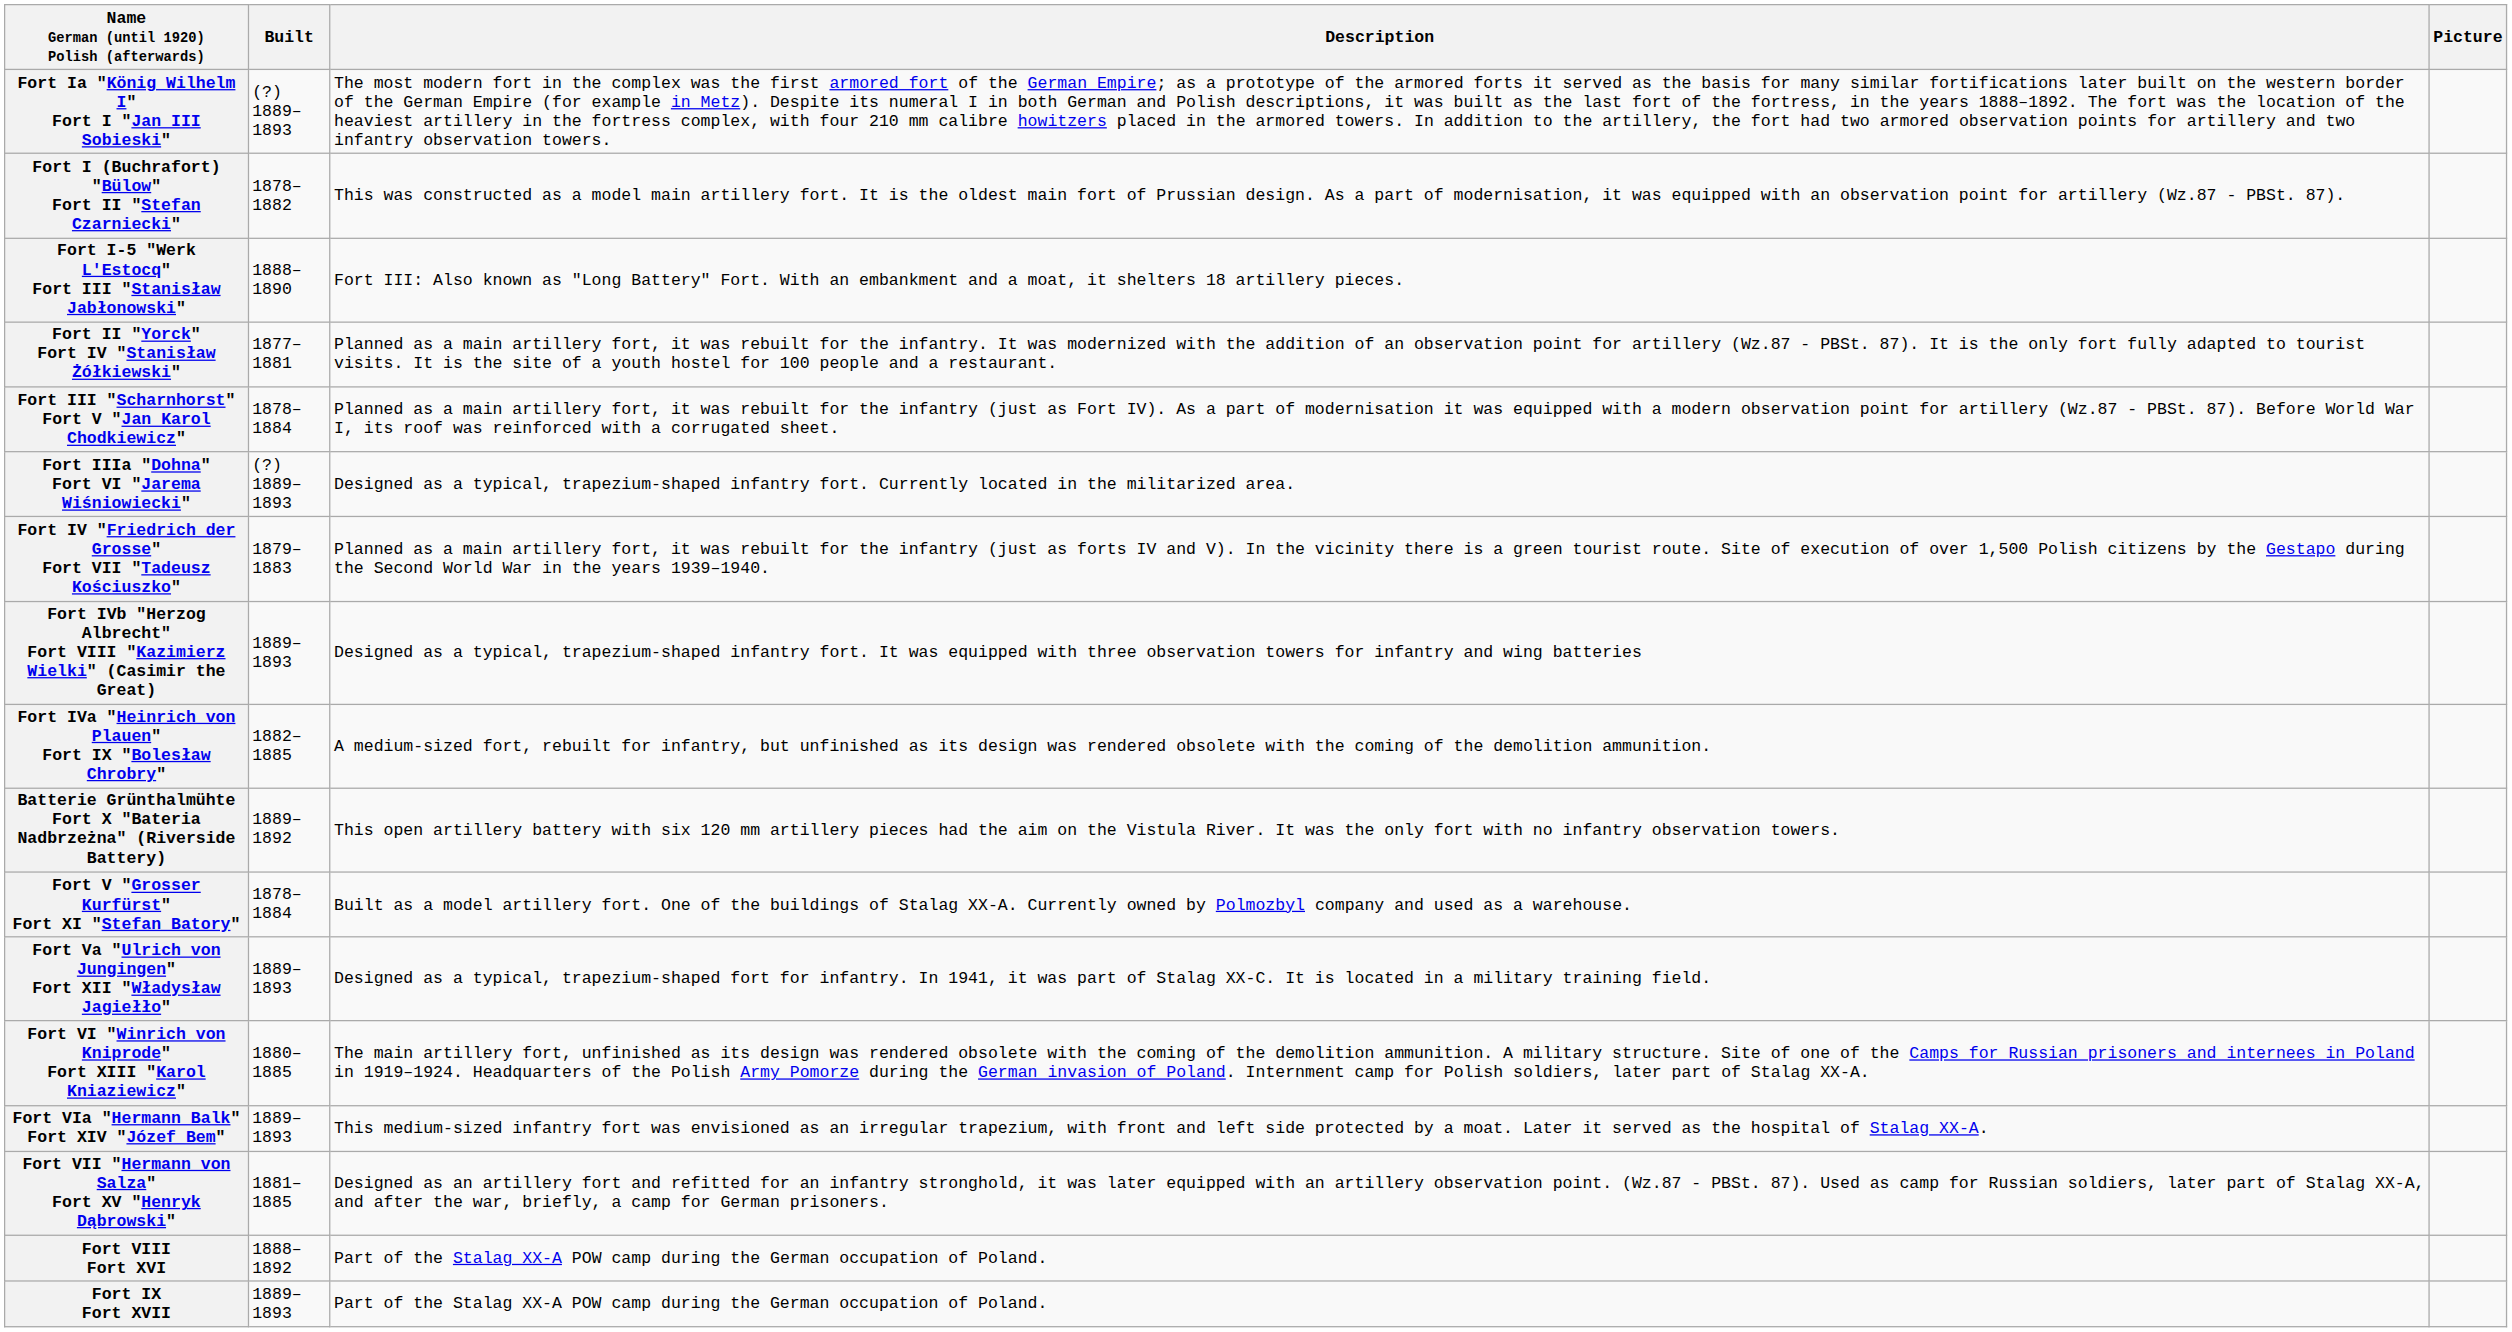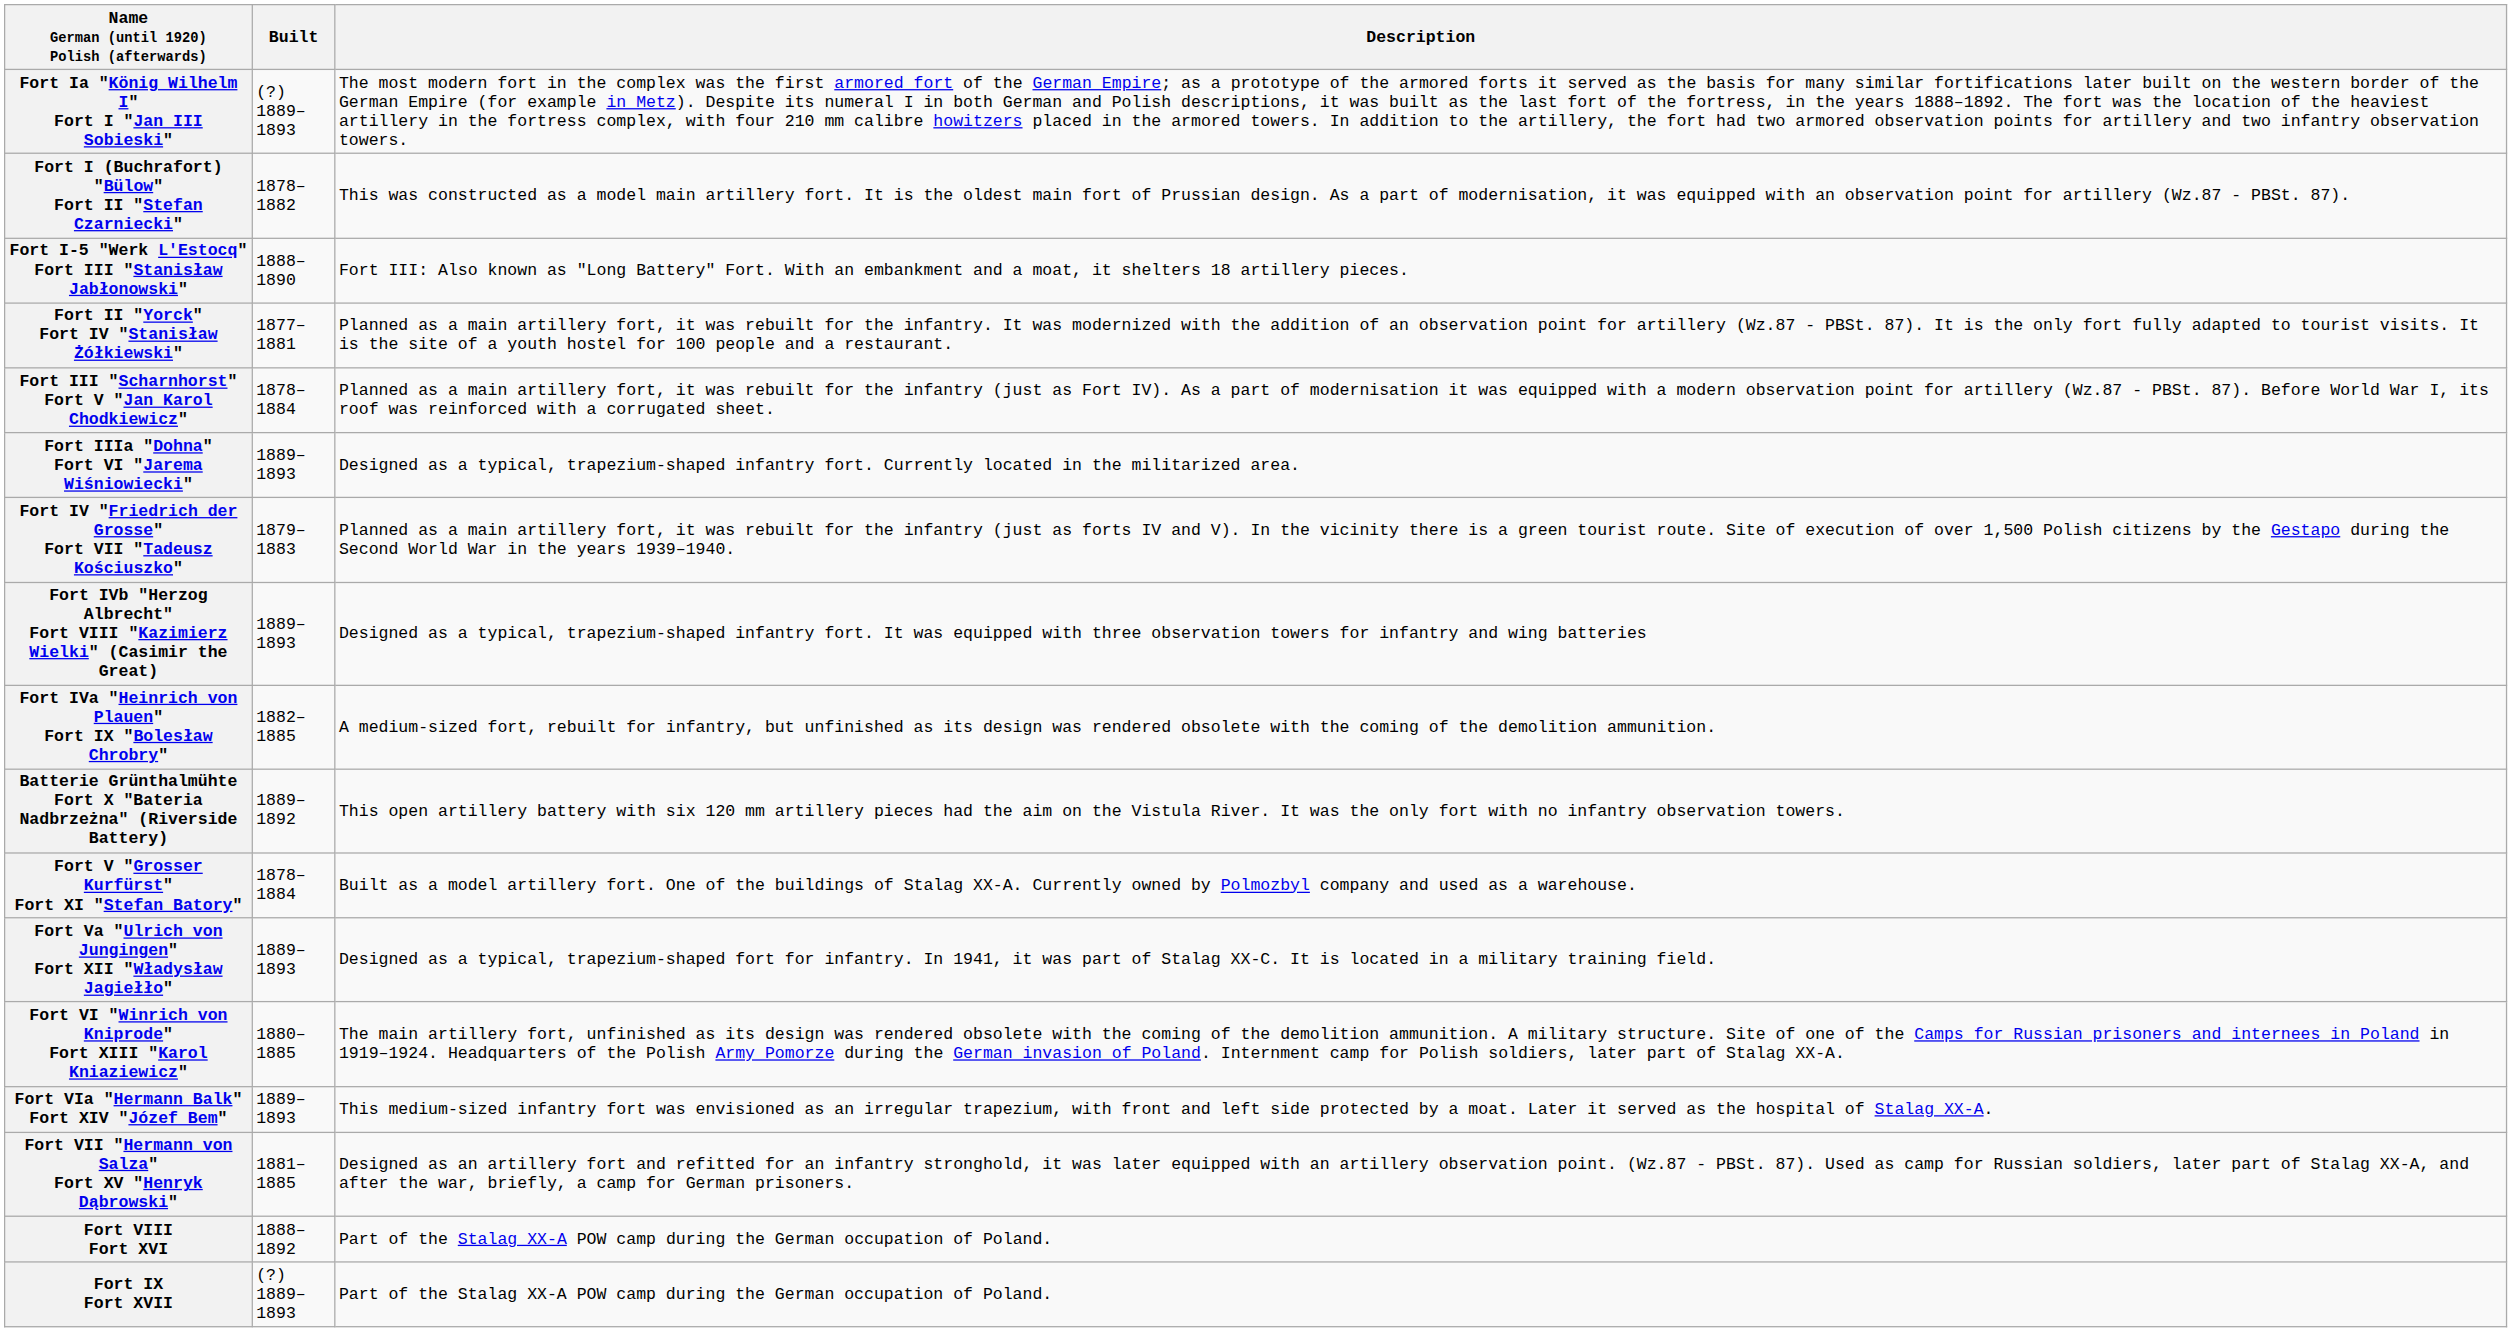- column: (2468, 37)
(277, 484) (?) 1889–1893 -> (281, 465) 1889–1893
(277, 1304) 1889–1893 -> (281, 1295) (?) 1889–1893
